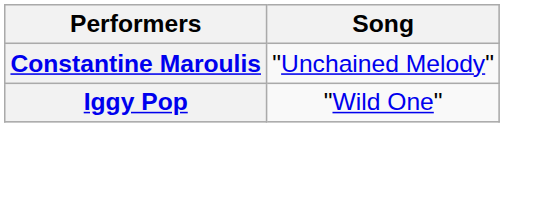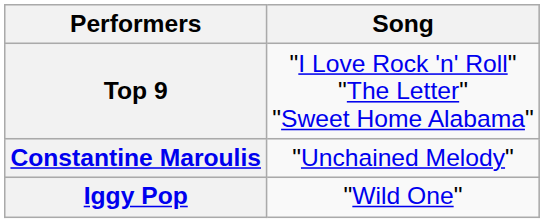+ row: (136, 90)
